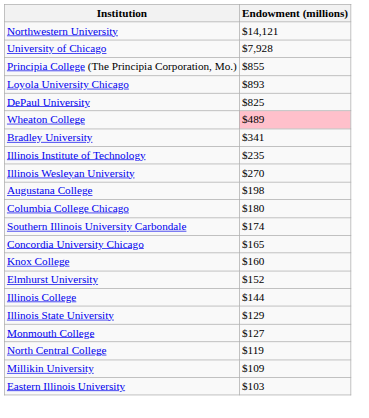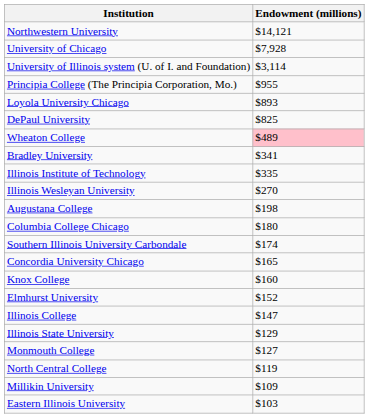+ row: (129, 66)
(253, 66) $855 -> (267, 84) $955
(253, 155) $235 -> (267, 173) $335
(253, 297) $144 -> (267, 315) $147
